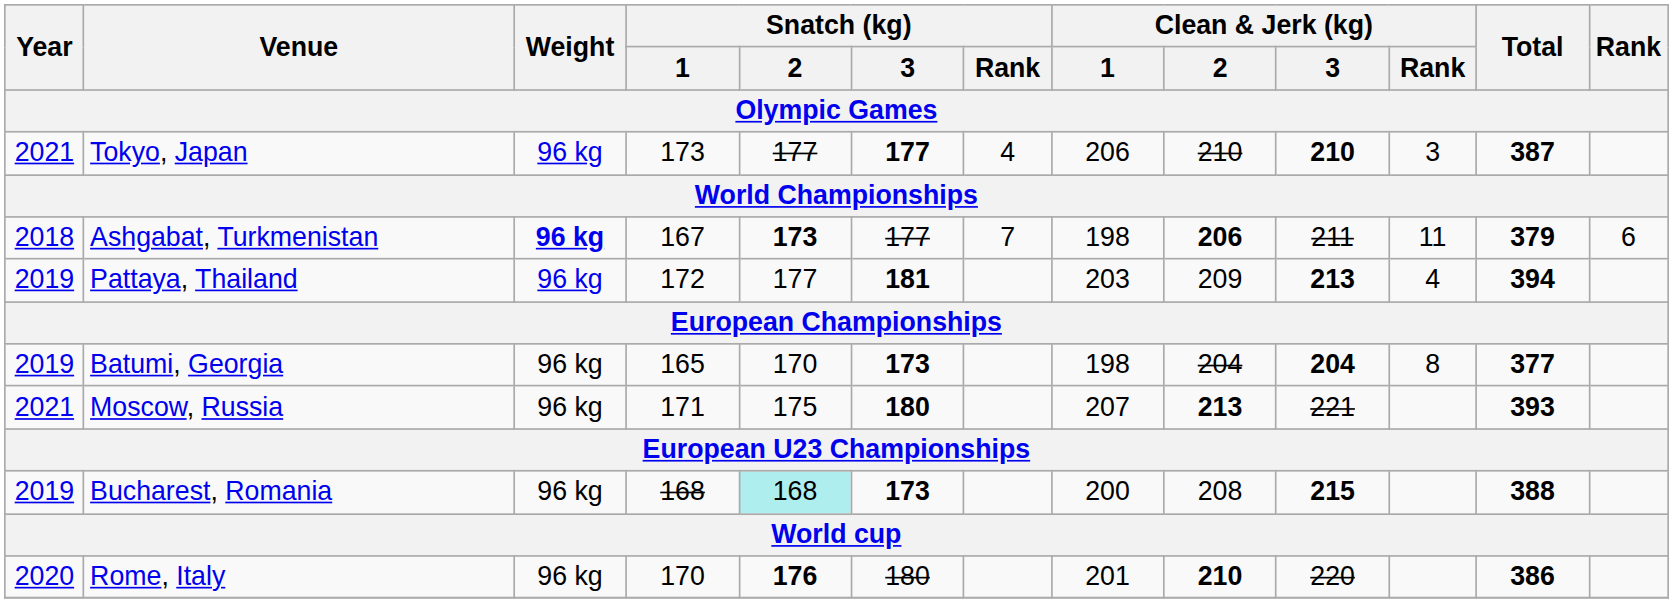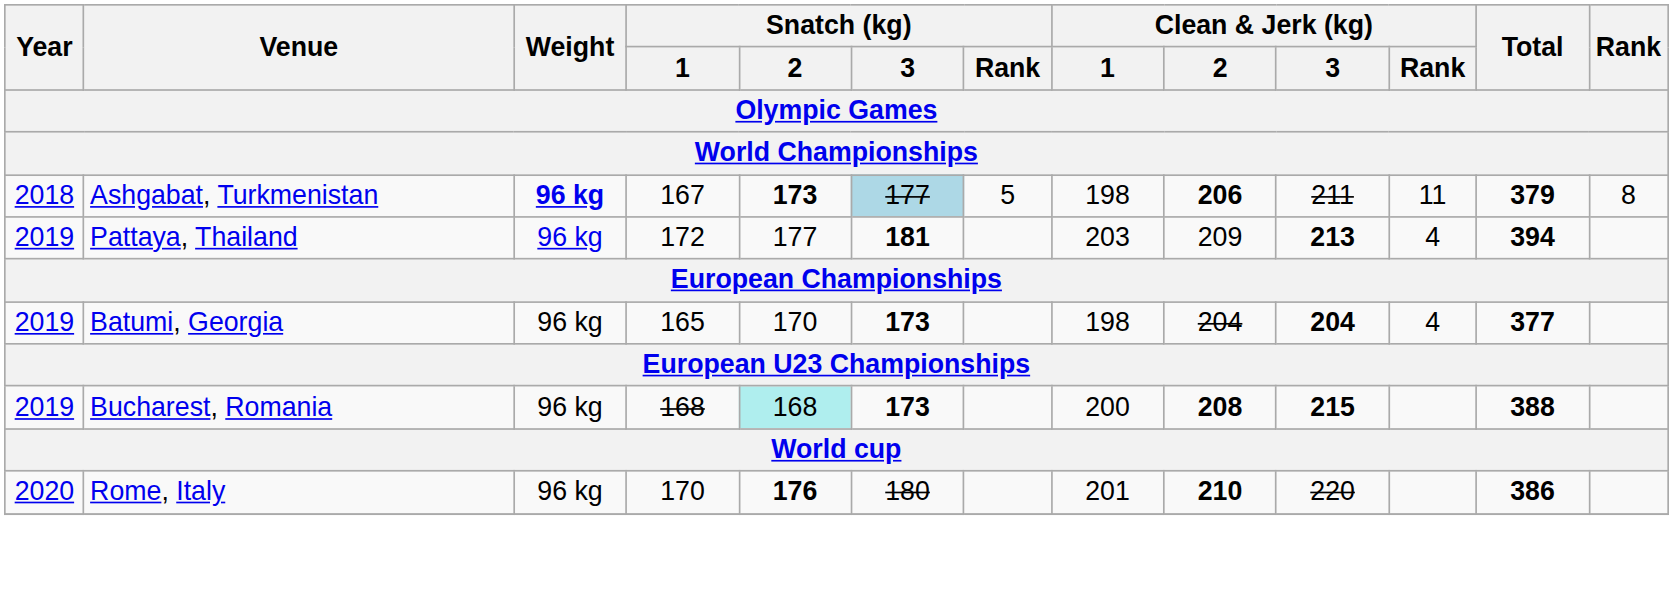- row: (169, 152)
(908, 237) no background -> (908, 195) lightblue background
(1008, 237) 7 -> (1008, 195) 5
(1628, 237) 6 -> (1628, 195) 8
(1433, 364) 8 -> (1433, 322) 4
- row: (187, 407)
(1220, 491) normal -> (1220, 407) bold
